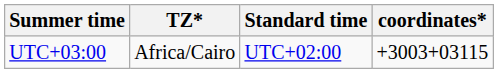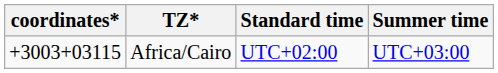columns swapped: (432, 20) <-> (67, 20)
